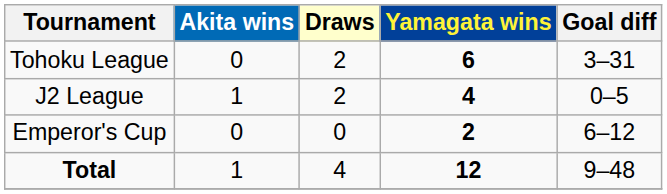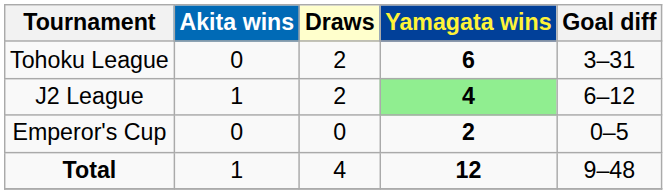(468, 96) no background -> (468, 96) lightgreen background
(609, 96) 0–5 -> (609, 96) 6–12
(609, 133) 6–12 -> (609, 133) 0–5
